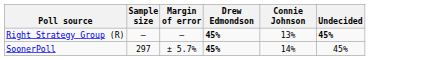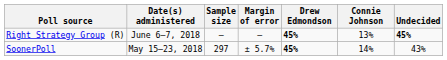+ column: (165, 16)
(340, 48) 45% -> (418, 48) 43%
